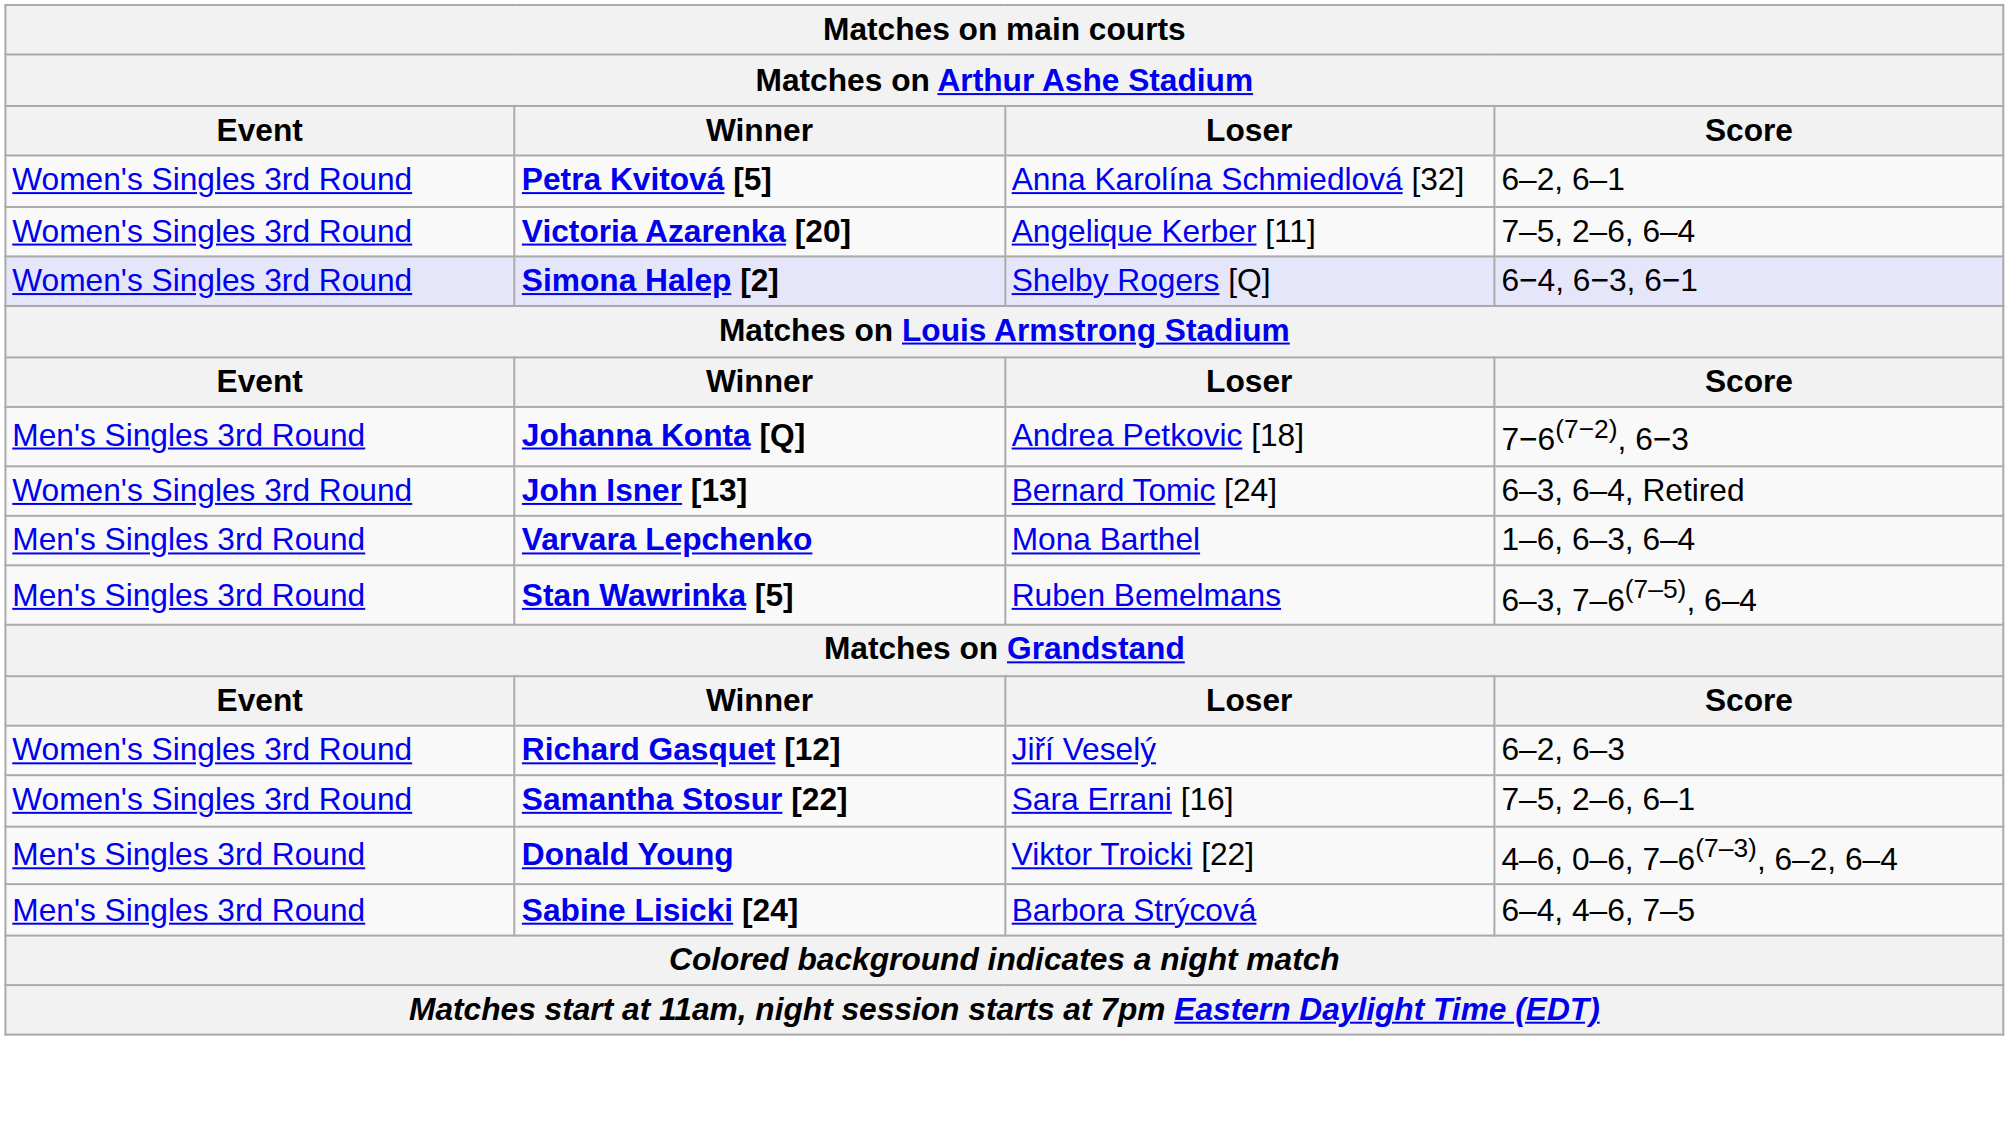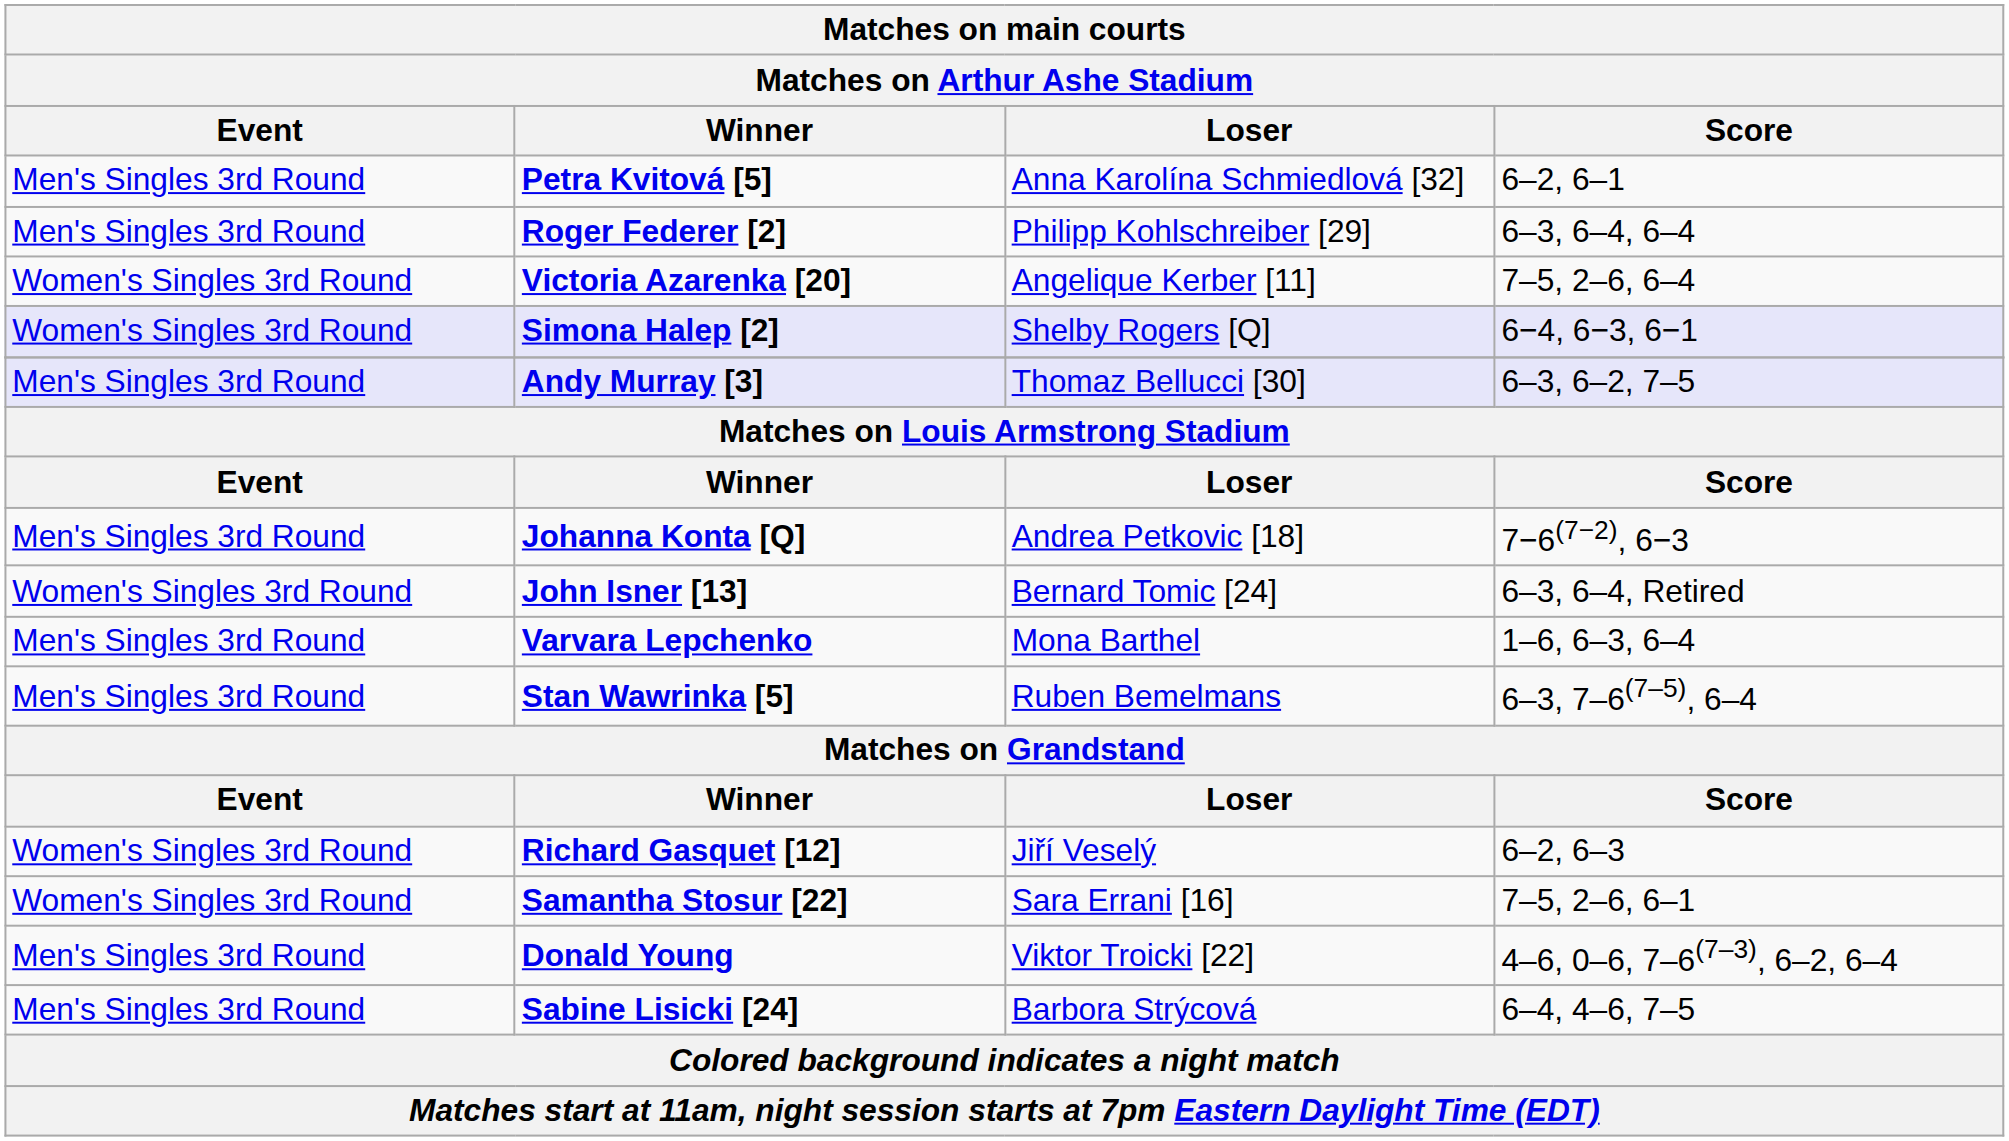(212, 180) Women's Singles 3rd Round -> (189, 180) Men's Singles 3rd Round
+ row: (654, 230)
+ row: (642, 381)
